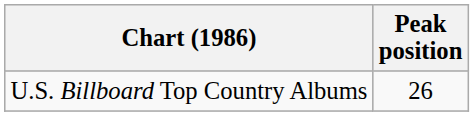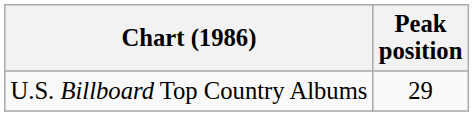(421, 90) 26 -> (421, 90) 29
